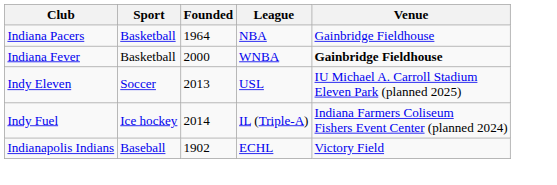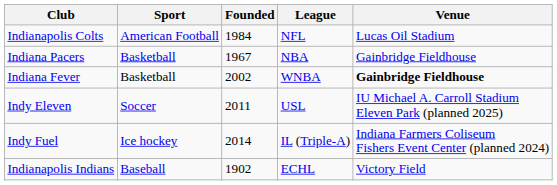+ row: (55, 35)
(197, 35) 1964 -> (238, 56) 1967
(197, 56) 2000 -> (238, 77) 2002
(197, 84) 2013 -> (238, 105) 2011
